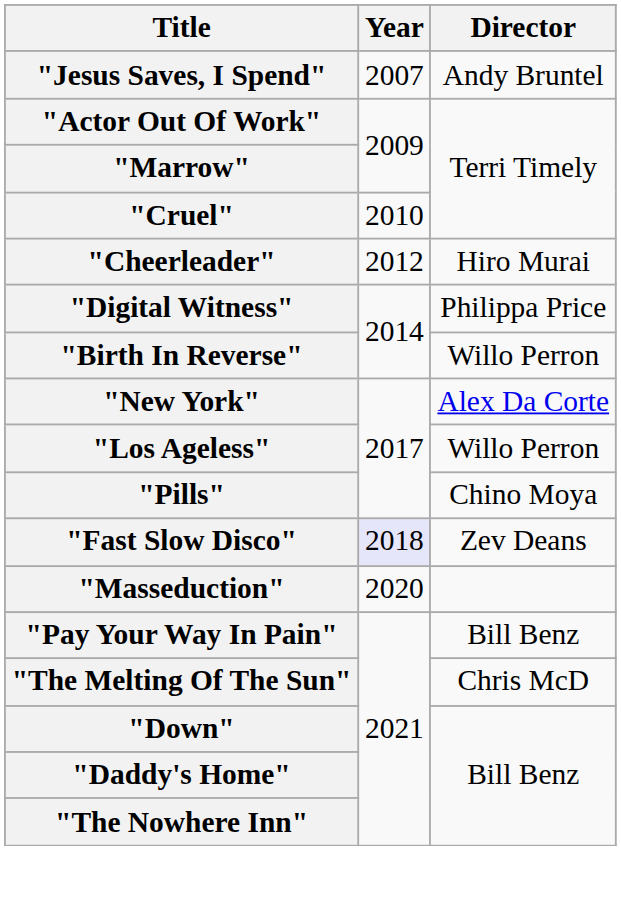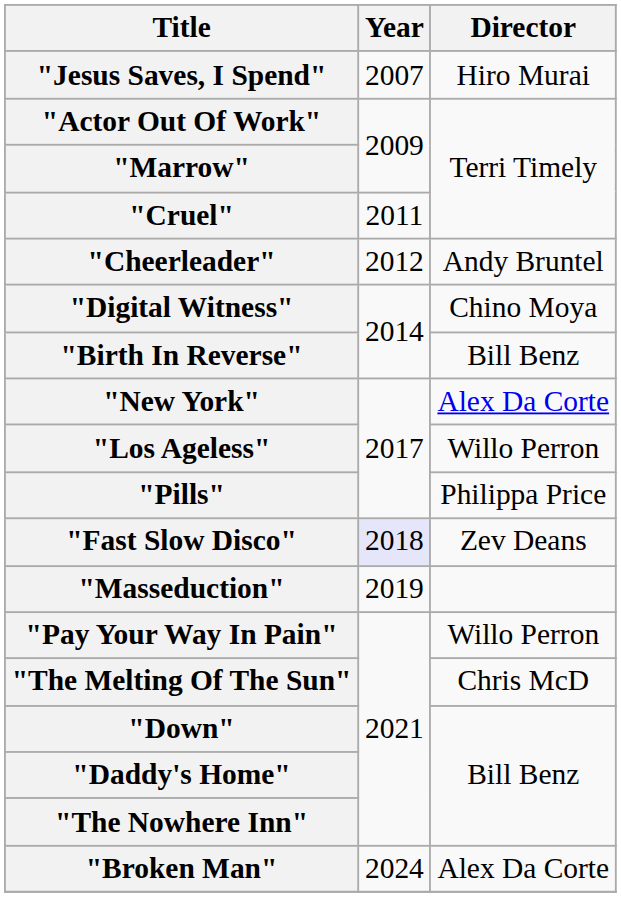(523, 74) Andy Bruntel -> (523, 74) Hiro Murai
(394, 214) 2010 -> (394, 214) 2011
(523, 261) Hiro Murai -> (523, 261) Andy Bruntel
(523, 307) Philippa Price -> (523, 307) Chino Moya
(523, 354) Willo Perron -> (523, 354) Bill Benz
(523, 494) Chino Moya -> (523, 494) Philippa Price
(394, 588) 2020 -> (394, 588) 2019
(523, 634) Bill Benz -> (523, 634) Willo Perron
+ row: (182, 868)
